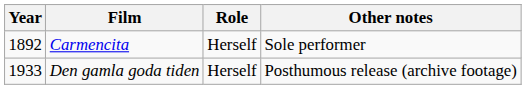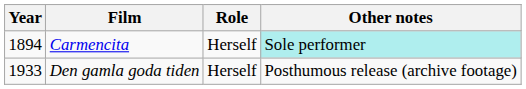(25, 44) 1892 -> (25, 44) 1894
(315, 44) no background -> (315, 44) paleturquoise background
